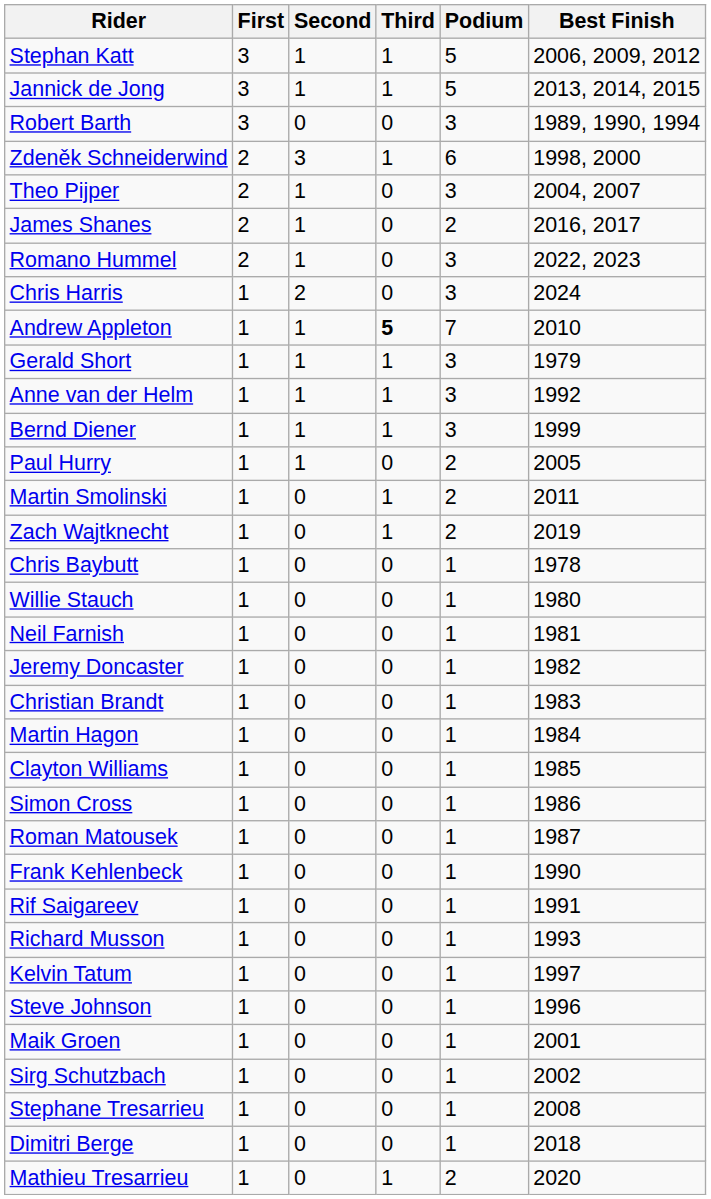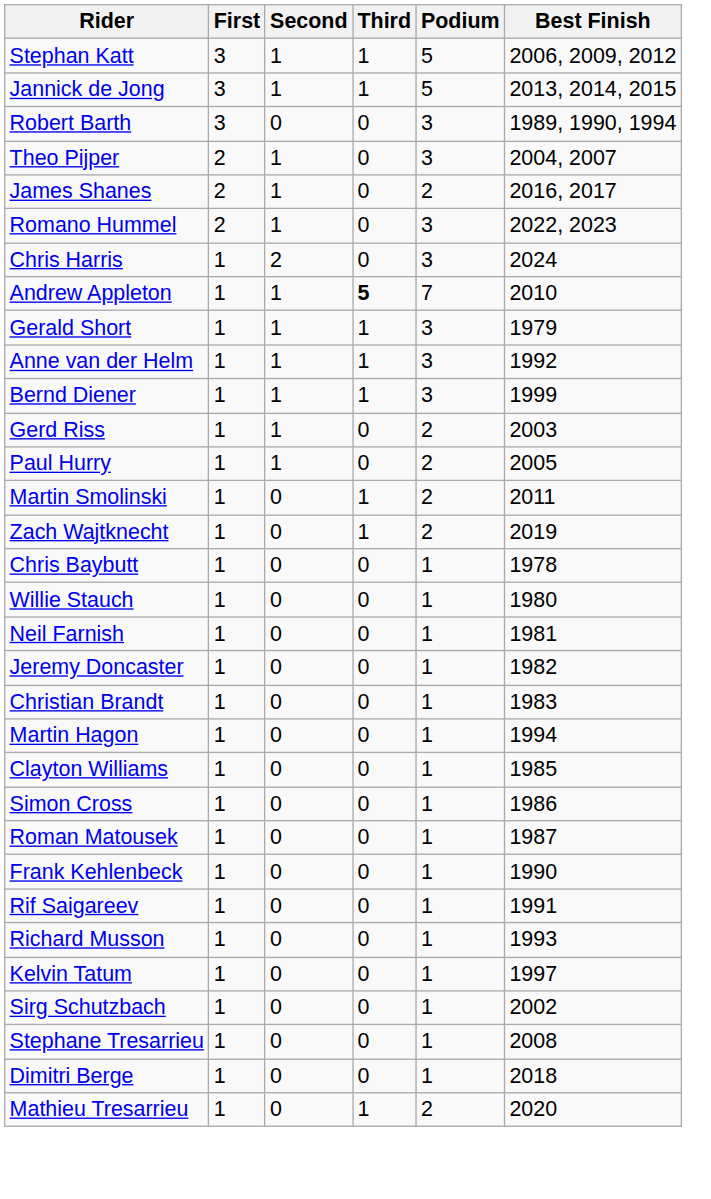- row: (119, 157)
+ row: (57, 429)
(557, 735) 1984 -> (533, 735) 1994
- row: (81, 1007)
- row: (65, 1041)
